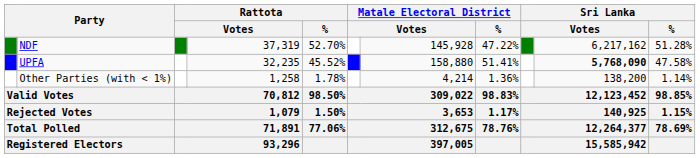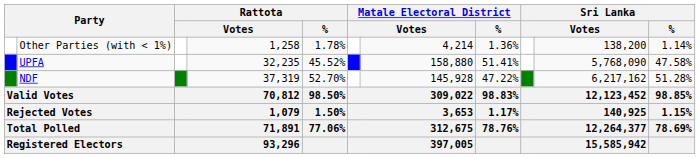rows swapped: (29, 46) <-> (96, 79)
(619, 62) bold -> (619, 62) normal
